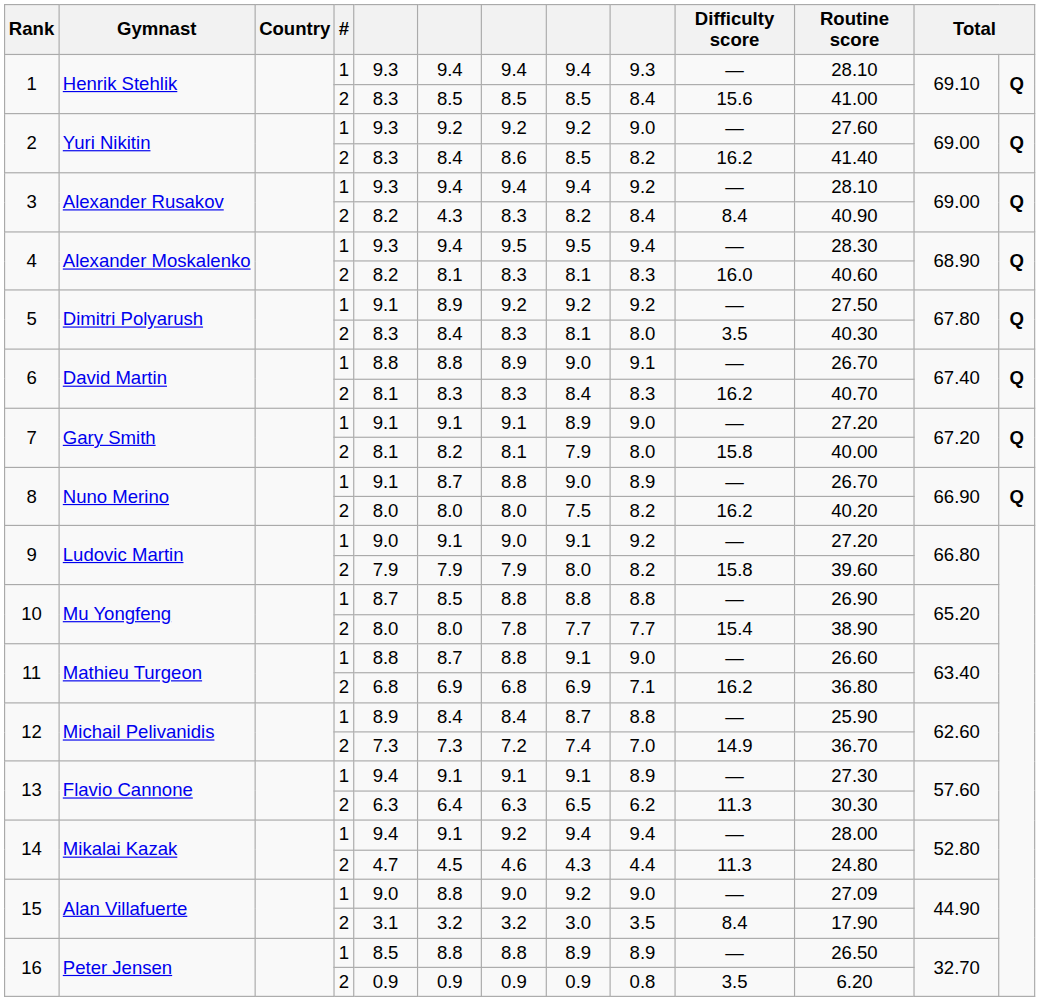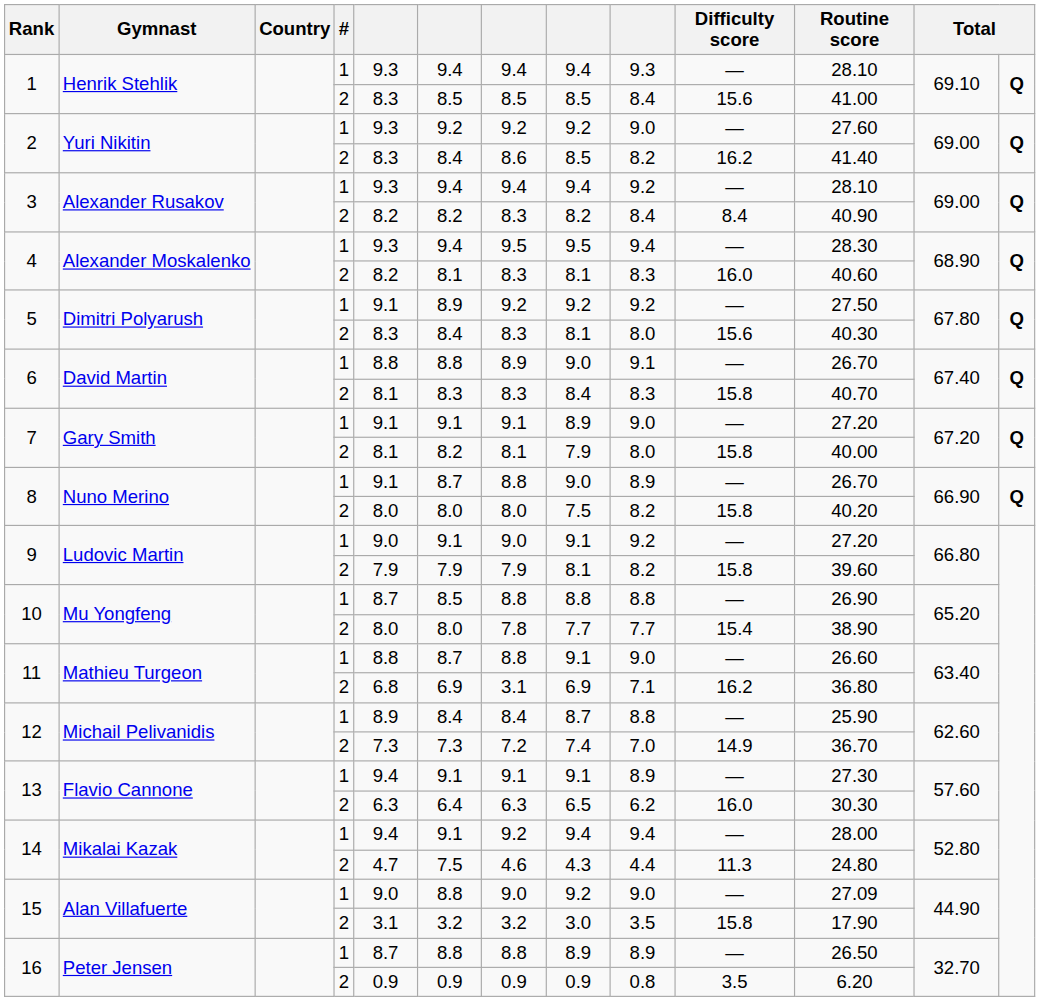(450, 216) 4.3 -> (450, 216) 8.2
(735, 334) 3.5 -> (735, 334) 15.6
(735, 393) 16.2 -> (735, 393) 15.8
(735, 511) 16.2 -> (735, 511) 15.8
(578, 569) 8.0 -> (578, 569) 8.1
(514, 687) 6.8 -> (514, 687) 3.1
(735, 805) 11.3 -> (735, 805) 16.0
(450, 864) 4.5 -> (450, 864) 7.5
(735, 923) 8.4 -> (735, 923) 15.8
(386, 952) 8.5 -> (386, 952) 8.7
